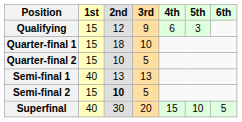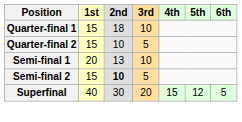- row: (42, 28)
(92, 76) 40 -> (92, 60) 20
(146, 76) 13 -> (146, 60) 10
(198, 108) 10 -> (198, 92) 12
